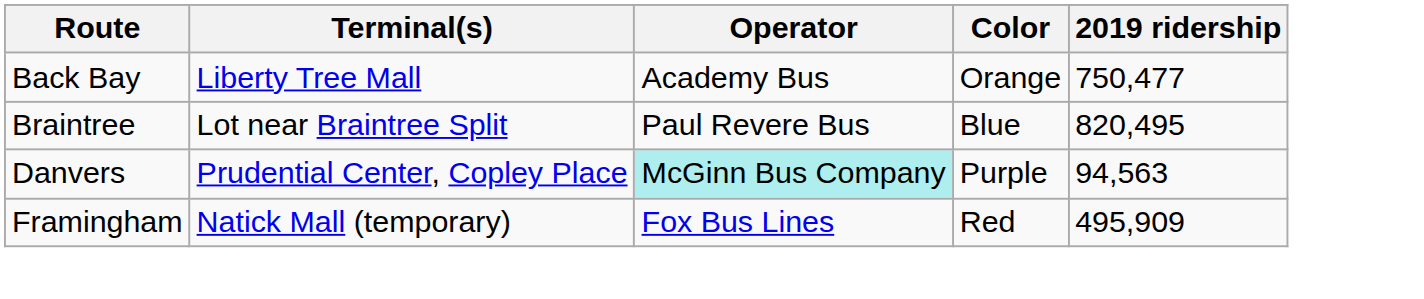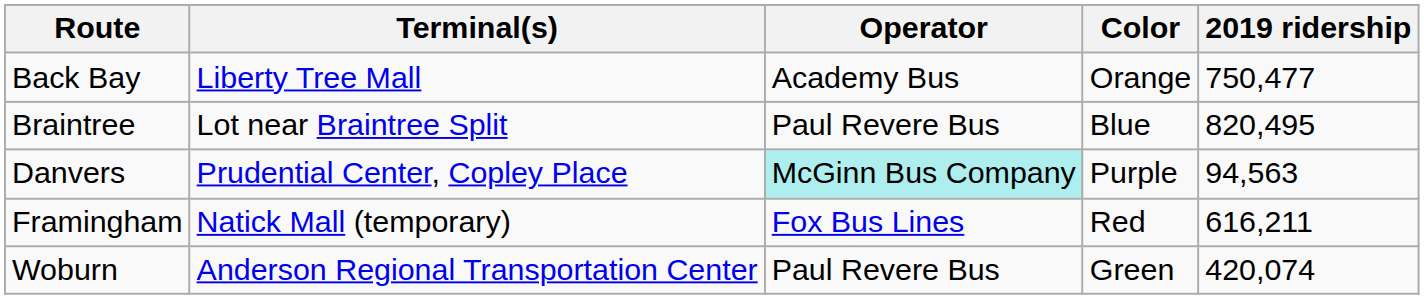(1130, 221) 495,909 -> (1259, 221) 616,211
+ row: (65, 269)
